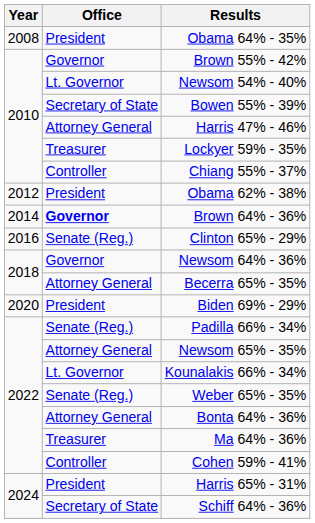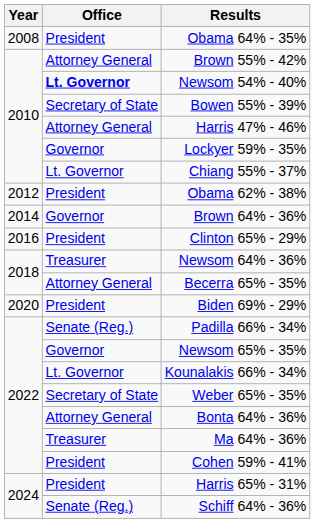(75, 60) Governor -> (99, 60) Attorney General
(85, 82) normal -> (88, 82) bold
(76, 149) Treasurer -> (75, 149) Governor
(76, 171) Controller -> (85, 171) Lt. Governor
(77, 216) bold -> (75, 216) normal
(89, 238) Senate (Reg.) -> (75, 238) President
(75, 261) Governor -> (76, 261) Treasurer
(99, 350) Attorney General -> (75, 350) Governor
(89, 395) Senate (Reg.) -> (102, 395) Secretary of State
(76, 462) Controller -> (75, 462) President
(102, 506) Secretary of State -> (89, 506) Senate (Reg.)
